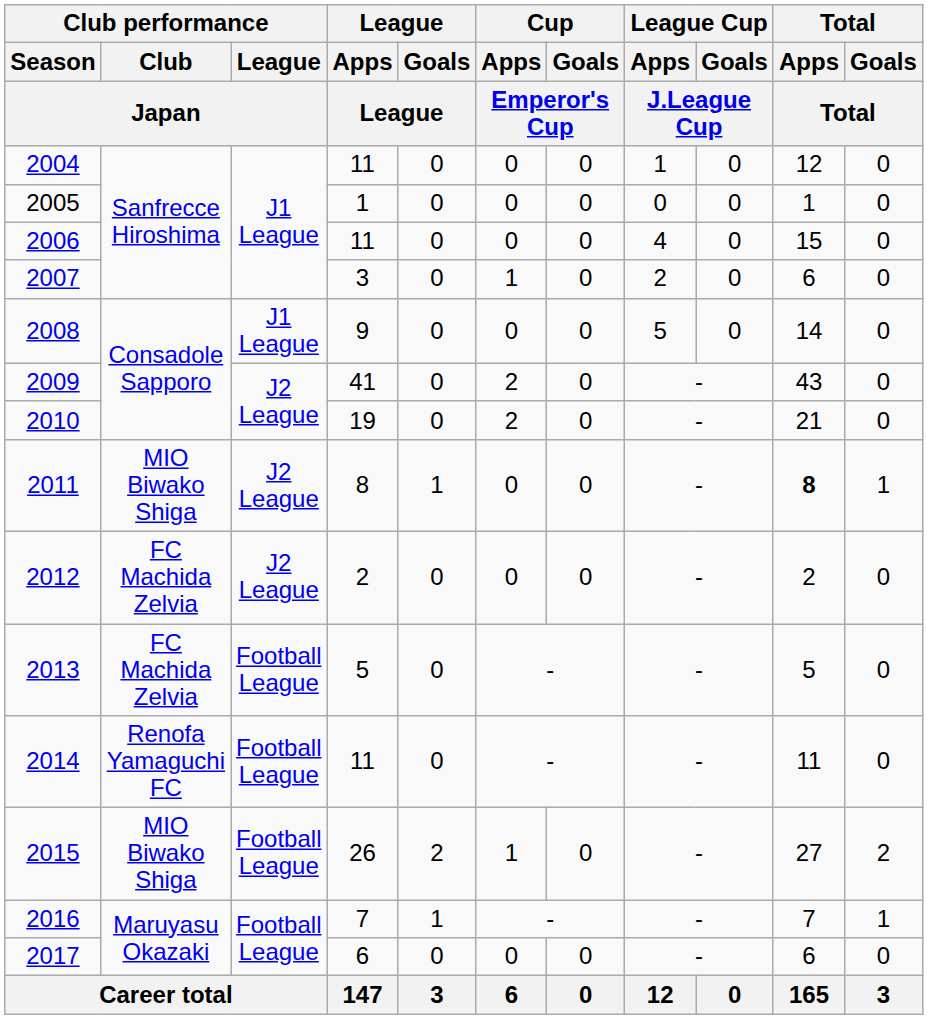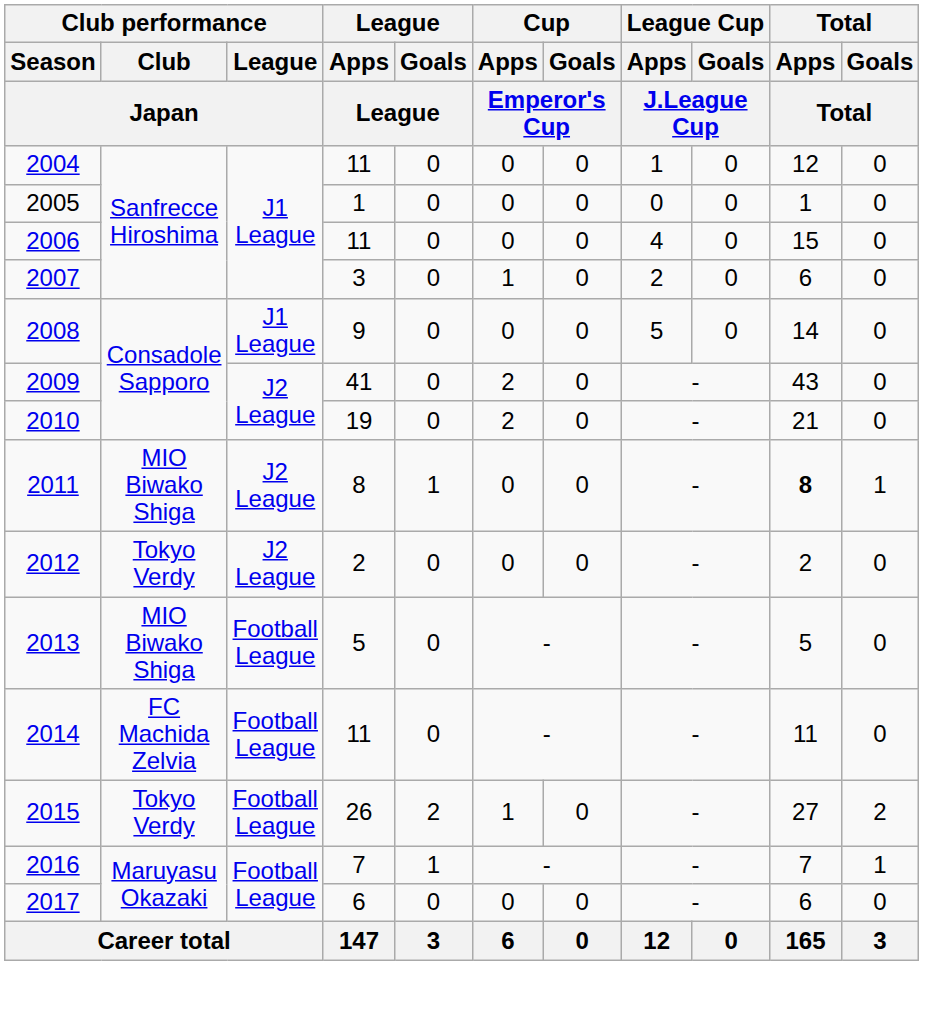(166, 577) FC Machida Zelvia -> (164, 563) Tokyo Verdy
(166, 669) FC Machida Zelvia -> (164, 642) MIO Biwako Shiga
(166, 761) Renofa Yamaguchi FC -> (164, 734) FC Machida Zelvia
(166, 853) MIO Biwako Shiga -> (164, 812) Tokyo Verdy
